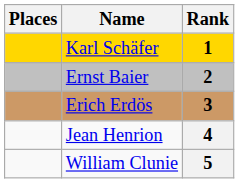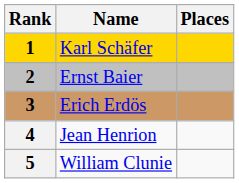columns swapped: (208, 18) <-> (33, 18)
